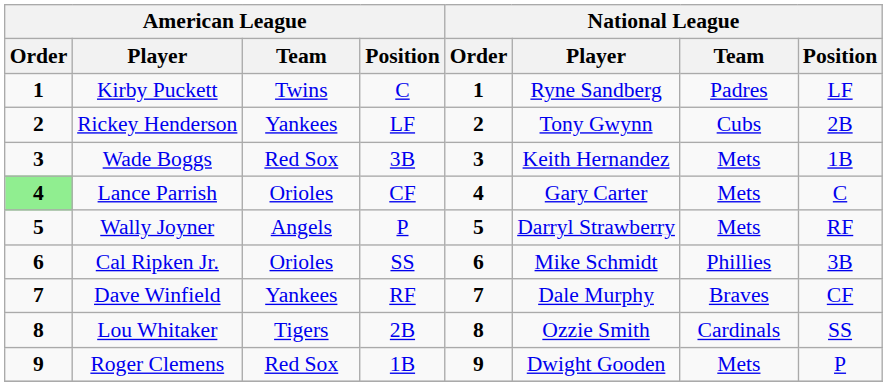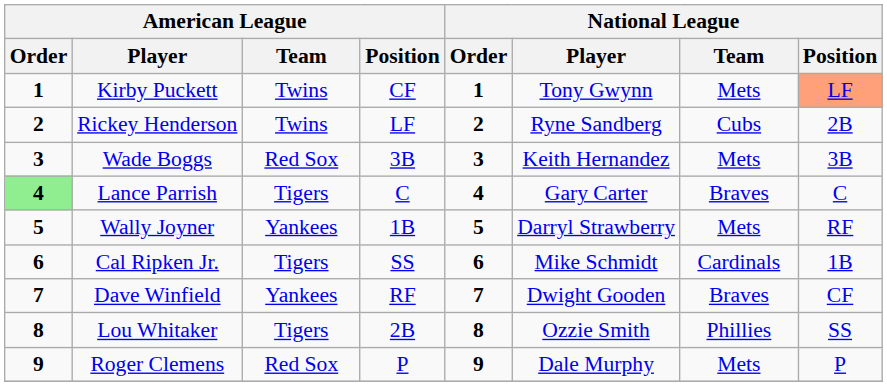(402, 90) C -> (402, 90) CF
(596, 90) Ryne Sandberg -> (596, 90) Tony Gwynn
(739, 90) Padres -> (739, 90) Mets
(840, 90) no background -> (840, 90) lightsalmon background
(301, 124) Yankees -> (301, 124) Twins
(596, 124) Tony Gwynn -> (596, 124) Ryne Sandberg
(840, 158) 1B -> (840, 158) 3B
(301, 192) Orioles -> (301, 192) Tigers
(402, 192) CF -> (402, 192) C
(739, 192) Mets -> (739, 192) Braves
(301, 227) Angels -> (301, 227) Yankees
(402, 227) P -> (402, 227) 1B
(301, 261) Orioles -> (301, 261) Tigers
(739, 261) Phillies -> (739, 261) Cardinals
(840, 261) 3B -> (840, 261) 1B
(596, 295) Dale Murphy -> (596, 295) Dwight Gooden
(739, 329) Cardinals -> (739, 329) Phillies
(402, 364) 1B -> (402, 364) P
(596, 364) Dwight Gooden -> (596, 364) Dale Murphy
